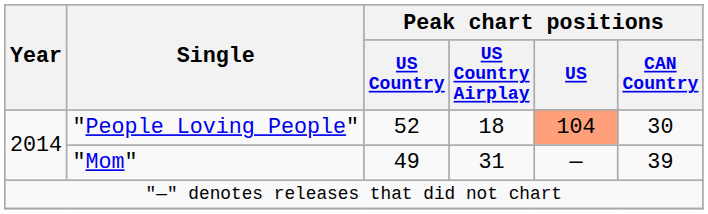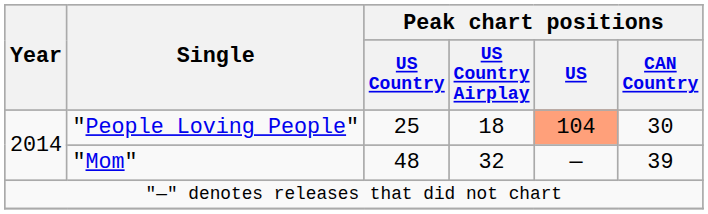(407, 127) 52 -> (407, 127) 25
(407, 162) 49 -> (407, 162) 48
(492, 162) 31 -> (492, 162) 32
